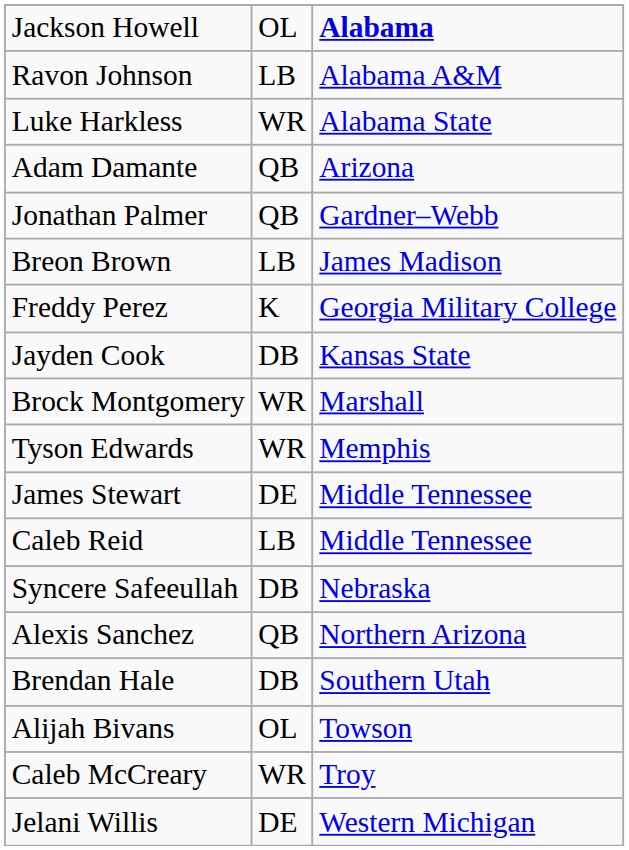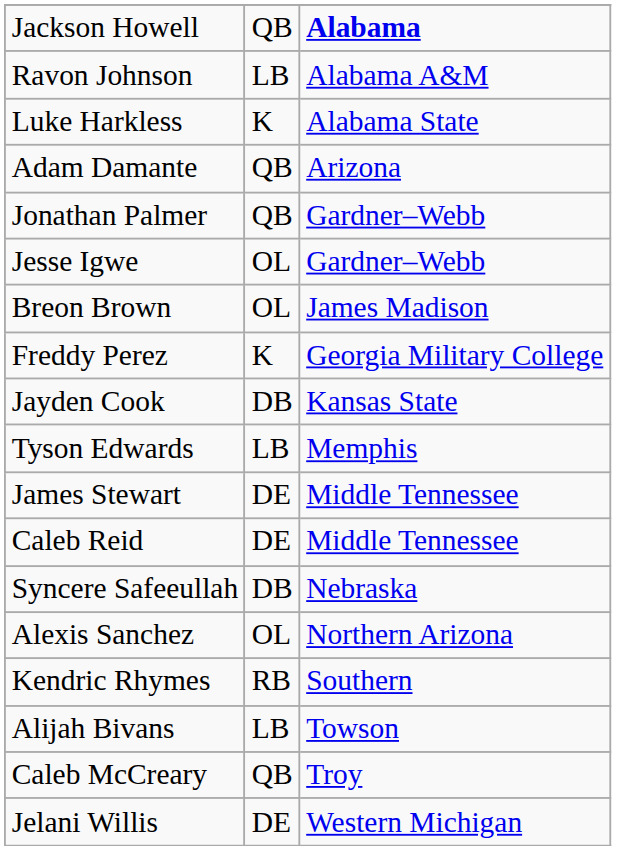(278, 27) OL -> (272, 27) QB
(282, 121) WR -> (262, 121) K
+ row: (75, 261)
(277, 261) LB -> (271, 307) OL
- row: (128, 401)
(282, 448) WR -> (271, 448) LB
(277, 541) LB -> (271, 541) DE
(279, 634) QB -> (271, 634) OL
+ row: (111, 681)
- row: (93, 681)
(278, 728) OL -> (271, 728) LB
(282, 774) WR -> (272, 774) QB
